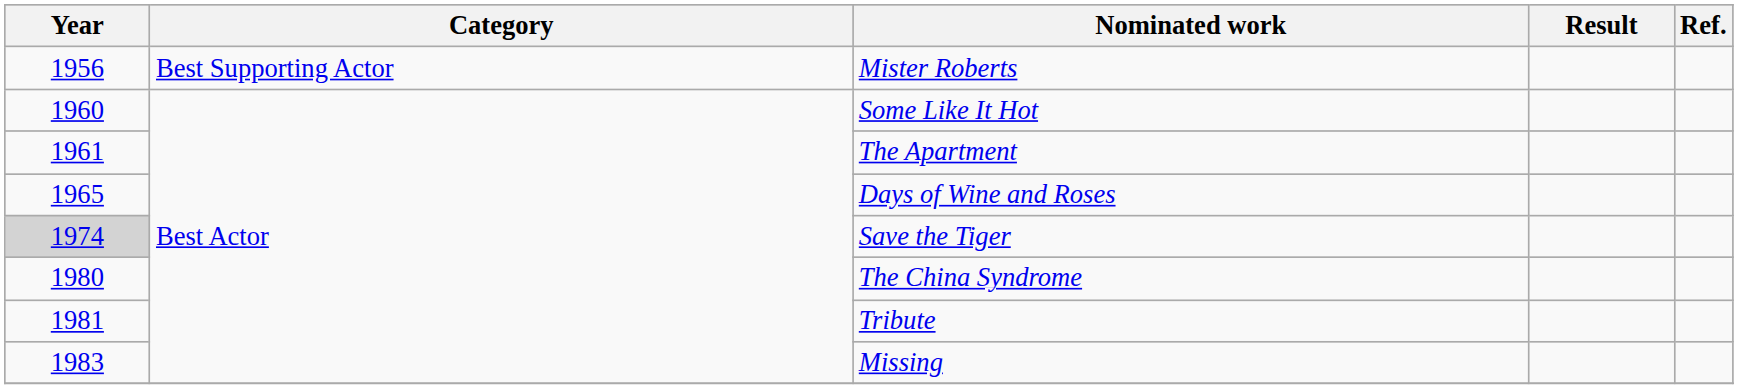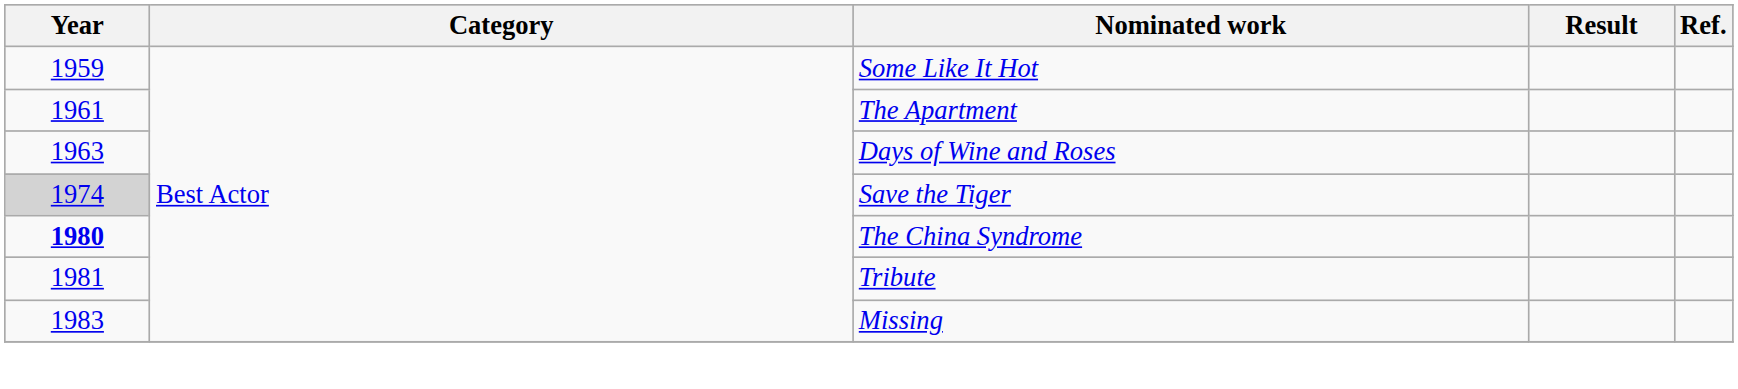- row: (938, 67)
(77, 109) 1960 -> (77, 67) 1959
(77, 194) 1965 -> (77, 151) 1963
(77, 278) normal -> (77, 236) bold
